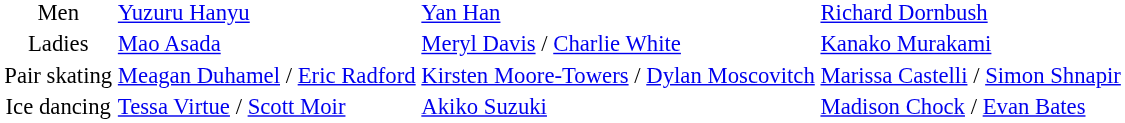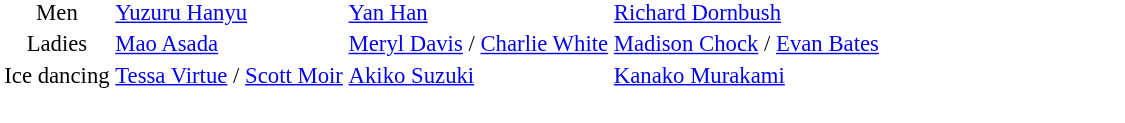(906, 44) Kanako Murakami -> (746, 44) Madison Chock / Evan Bates
- row: (58, 75)
(953, 106) Madison Chock / Evan Bates -> (699, 75) Kanako Murakami
